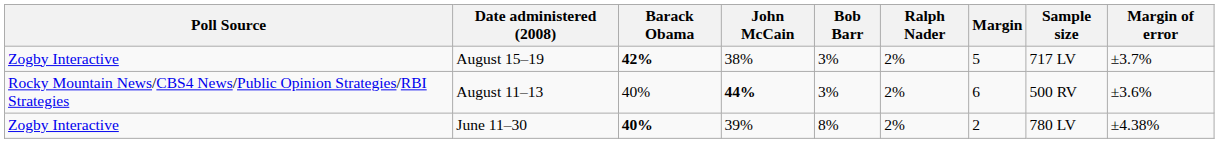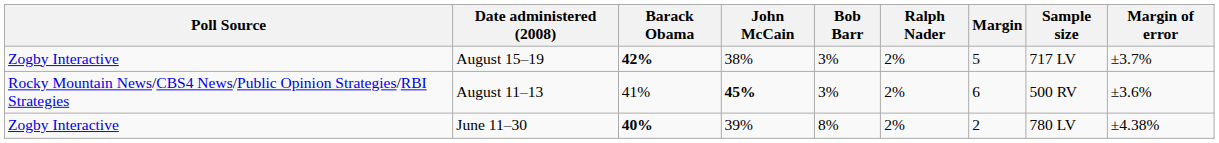(636, 92) 40% -> (636, 92) 41%
(740, 92) 44% -> (740, 92) 45%
